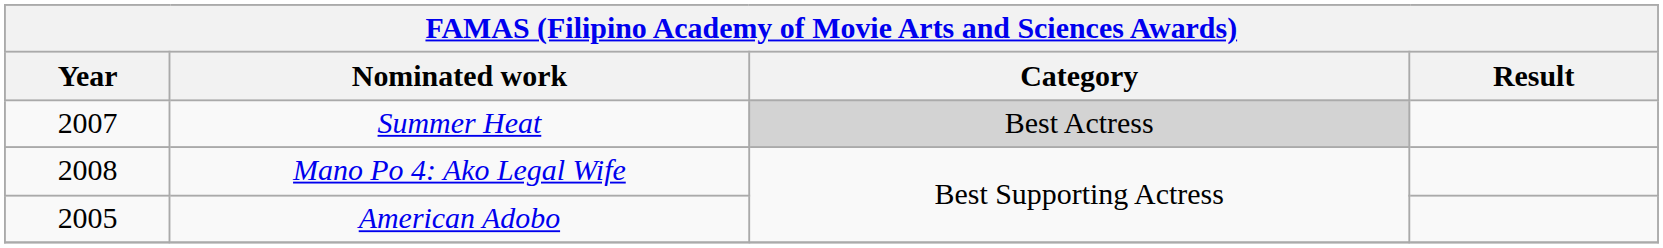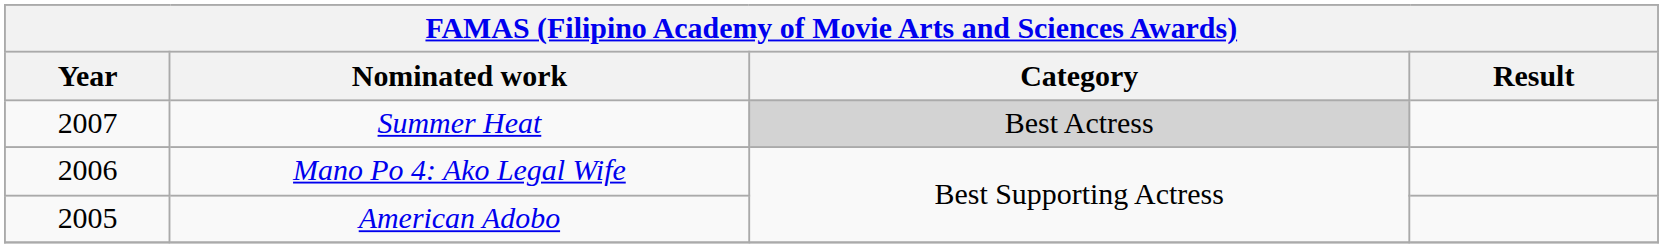(88, 170) 2008 -> (88, 170) 2006
